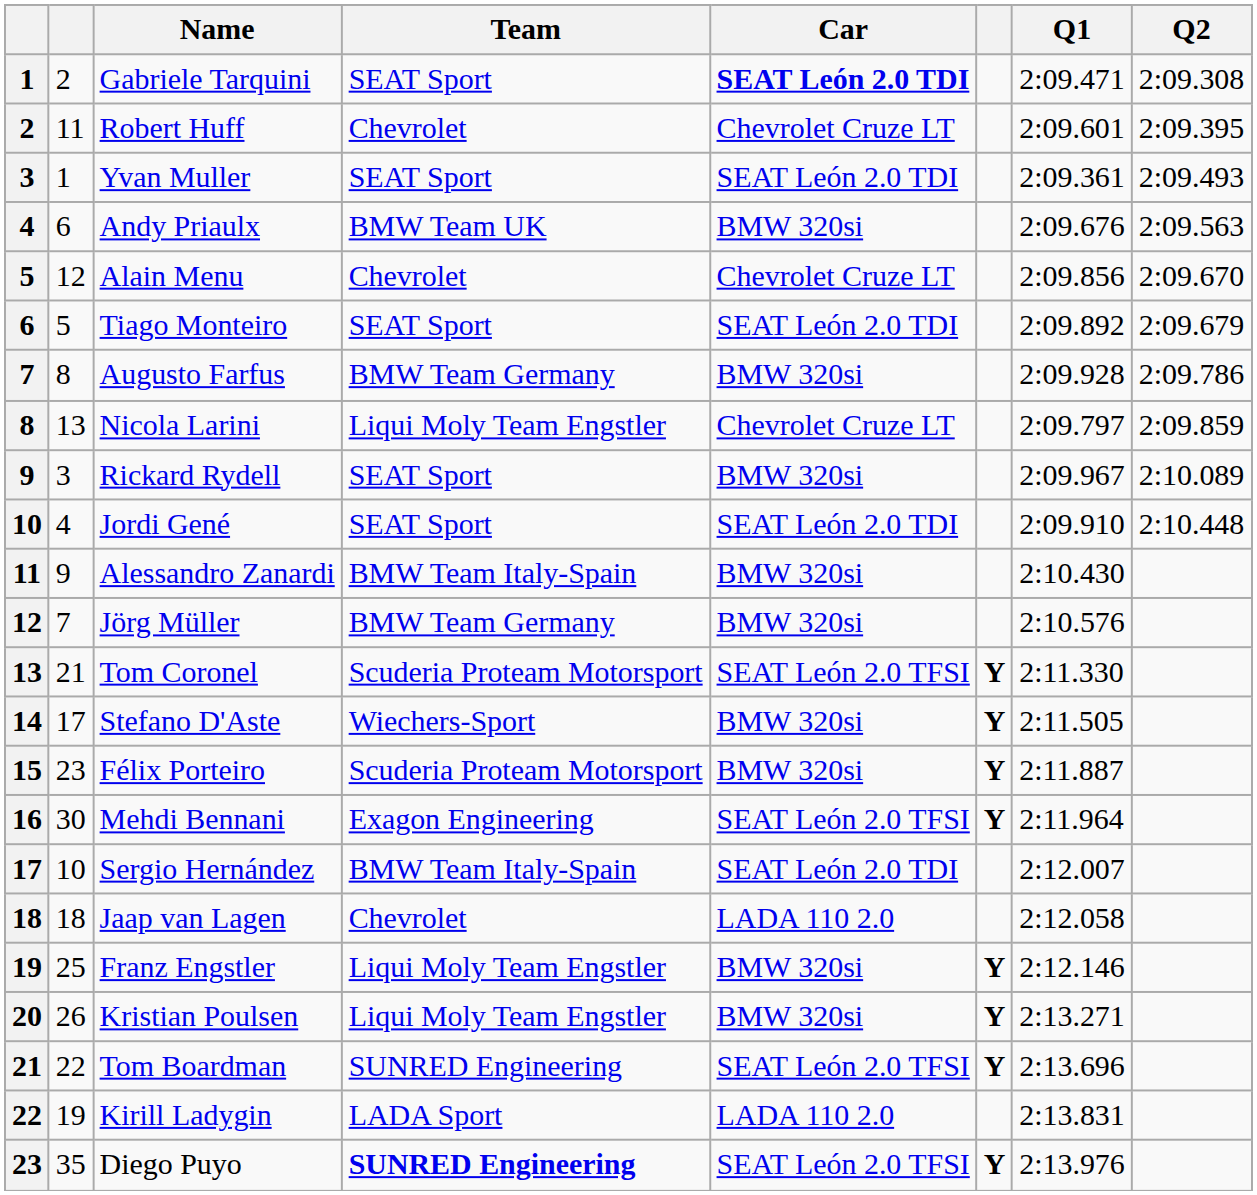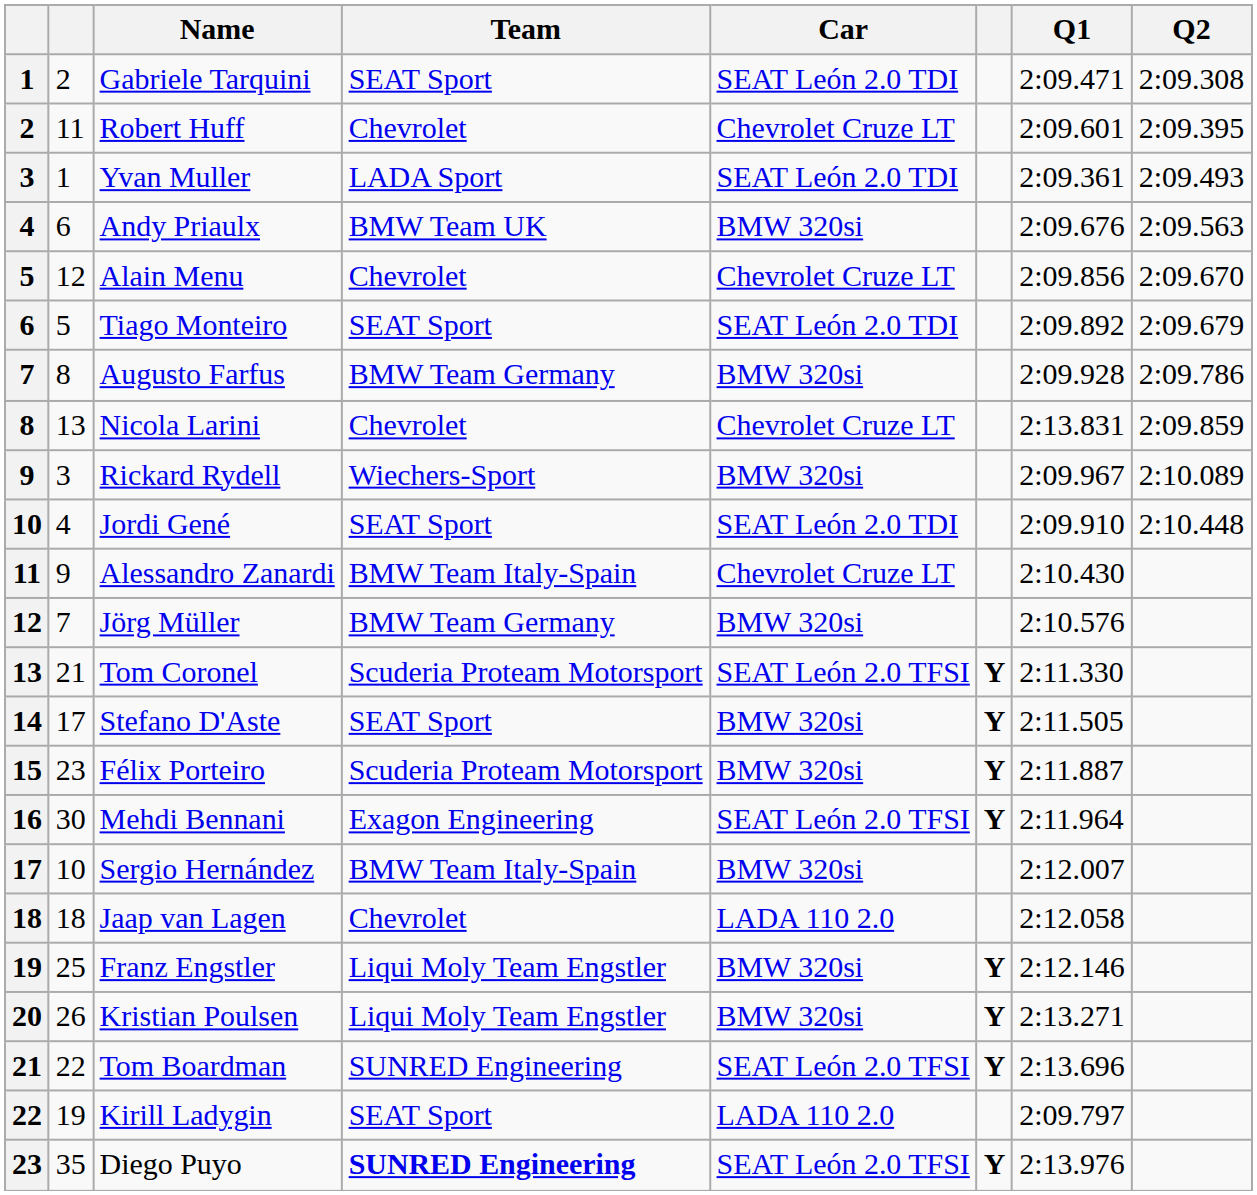(843, 78) bold -> (837, 78) normal
(420, 177) SEAT Sport -> (426, 177) LADA Sport
(507, 424) Liqui Moly Team Engstler -> (408, 424) Chevrolet
(1072, 424) 2:09.797 -> (1072, 424) 2:13.831
(420, 473) SEAT Sport -> (442, 473) Wiechers-Sport
(790, 572) BMW 320si -> (836, 572) Chevrolet Cruze LT
(442, 720) Wiechers-Sport -> (420, 720) SEAT Sport
(837, 868) SEAT León 2.0 TDI -> (790, 868) BMW 320si
(426, 1115) LADA Sport -> (420, 1115) SEAT Sport
(1072, 1115) 2:13.831 -> (1072, 1115) 2:09.797
